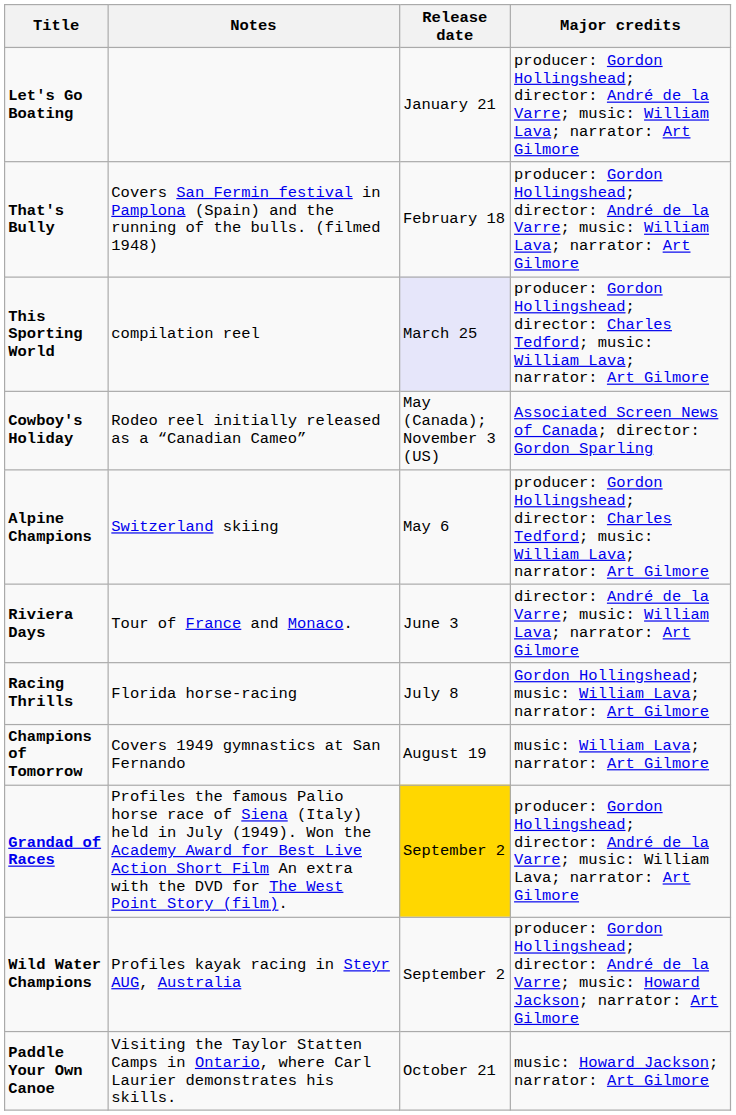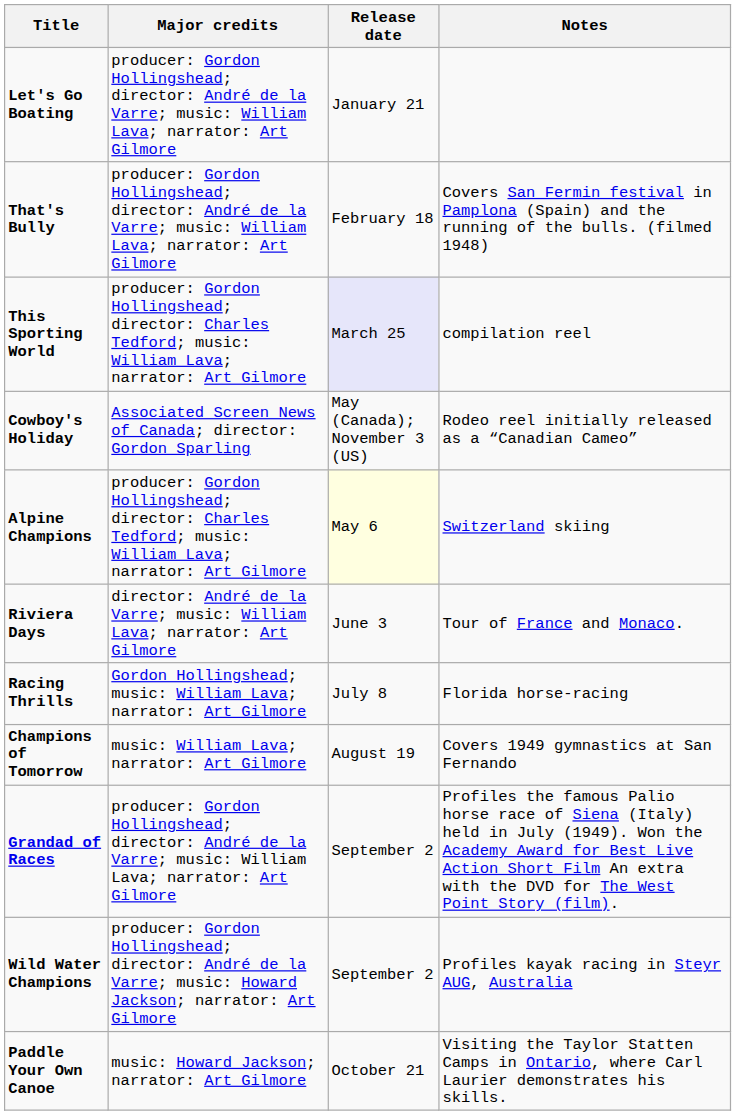columns swapped: (620, 26) <-> (253, 26)
(426, 527) no background -> (355, 527) lightyellow background
(454, 851) gold background -> (382, 851) no background
